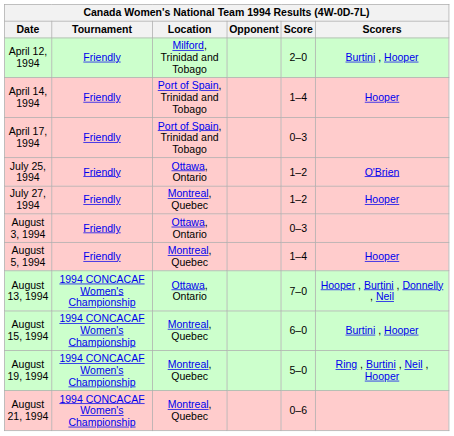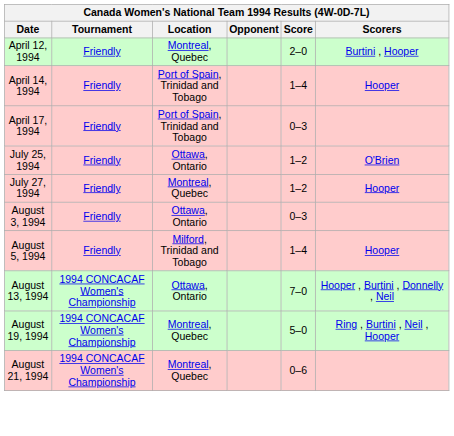(190, 58) Milford, Trinidad and Tobago -> (190, 52) Montreal, Quebec
(190, 257) Montreal, Quebec -> (190, 251) Milford, Trinidad and Tobago
- row: (28, 331)
